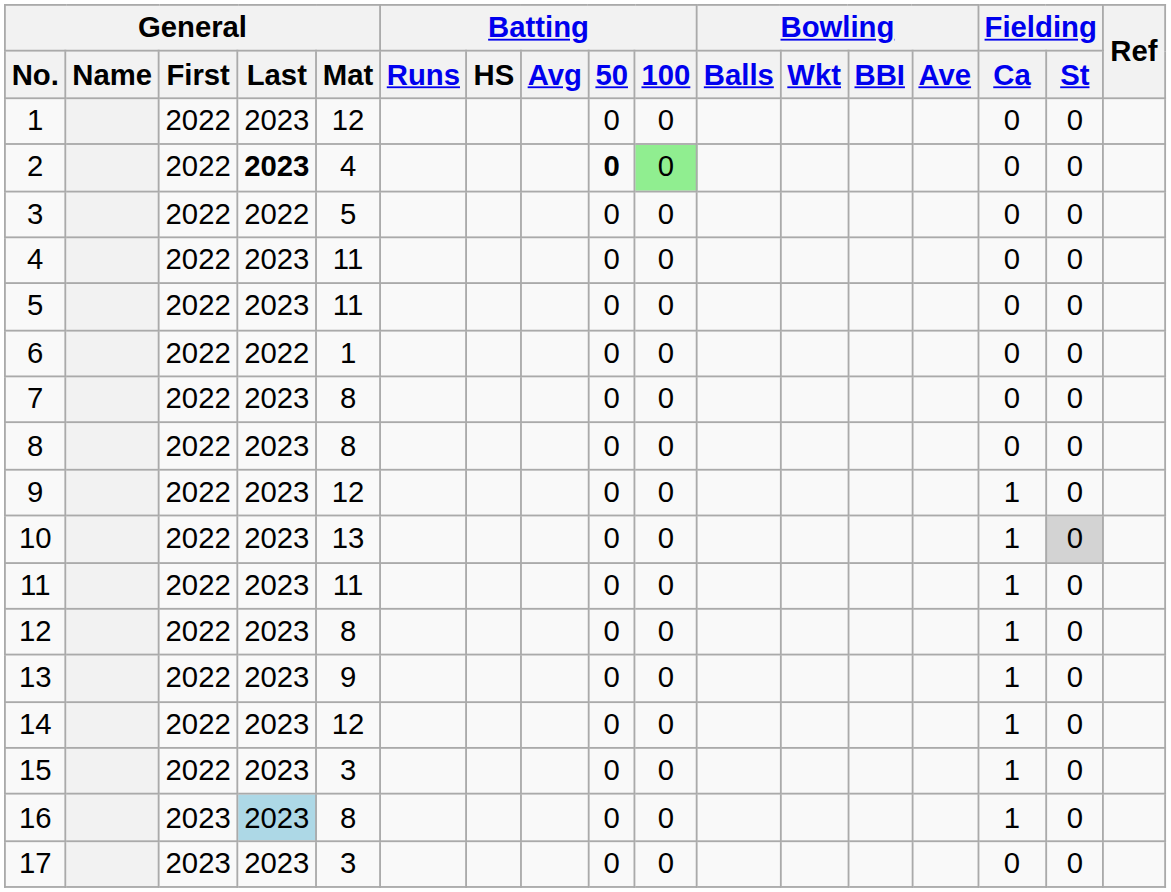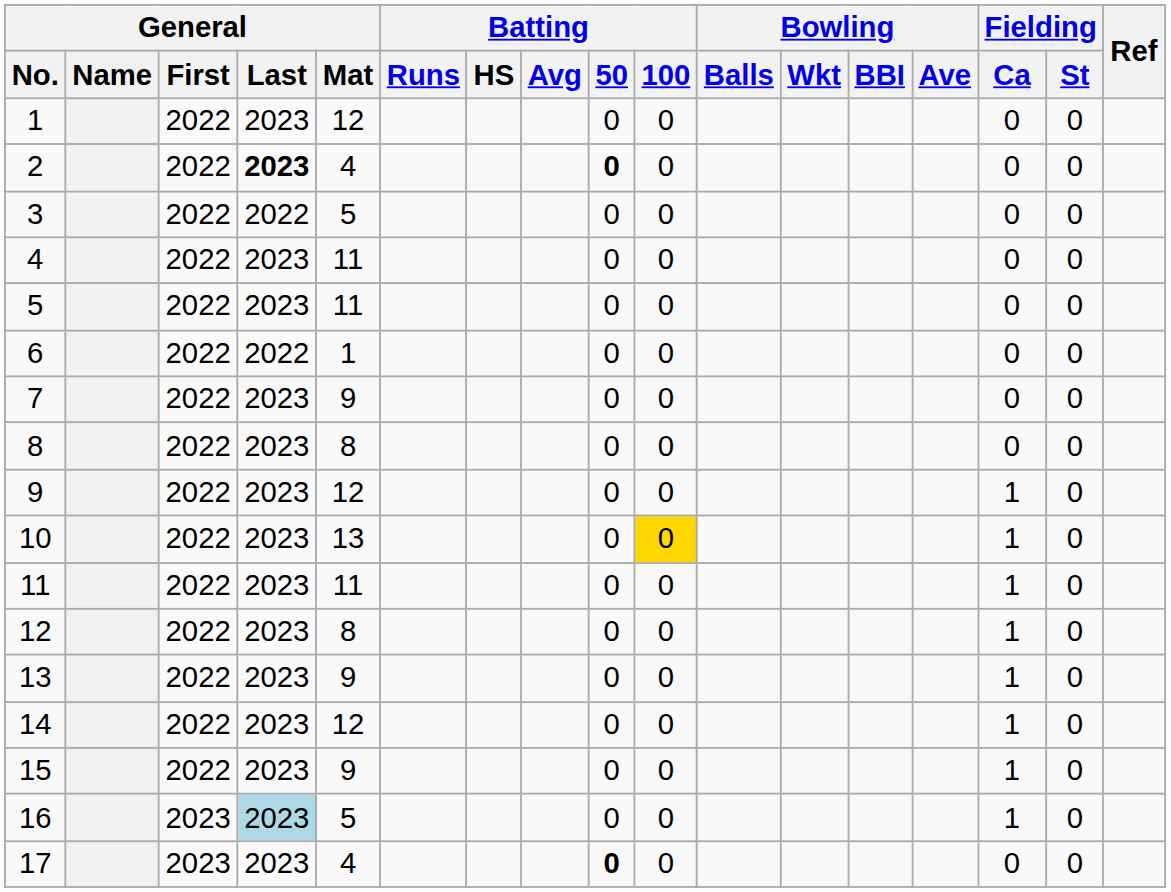(666, 167) lightgreen background -> (666, 167) no background
(348, 399) 8 -> (348, 399) 9
(666, 538) no background -> (666, 538) gold background
(1075, 538) lightgrey background -> (1075, 538) no background
(348, 770) 3 -> (348, 770) 9
(348, 817) 8 -> (348, 817) 5
(348, 863) 3 -> (348, 863) 4
(612, 863) normal -> (612, 863) bold
